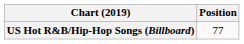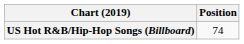(218, 30) 77 -> (218, 30) 74
